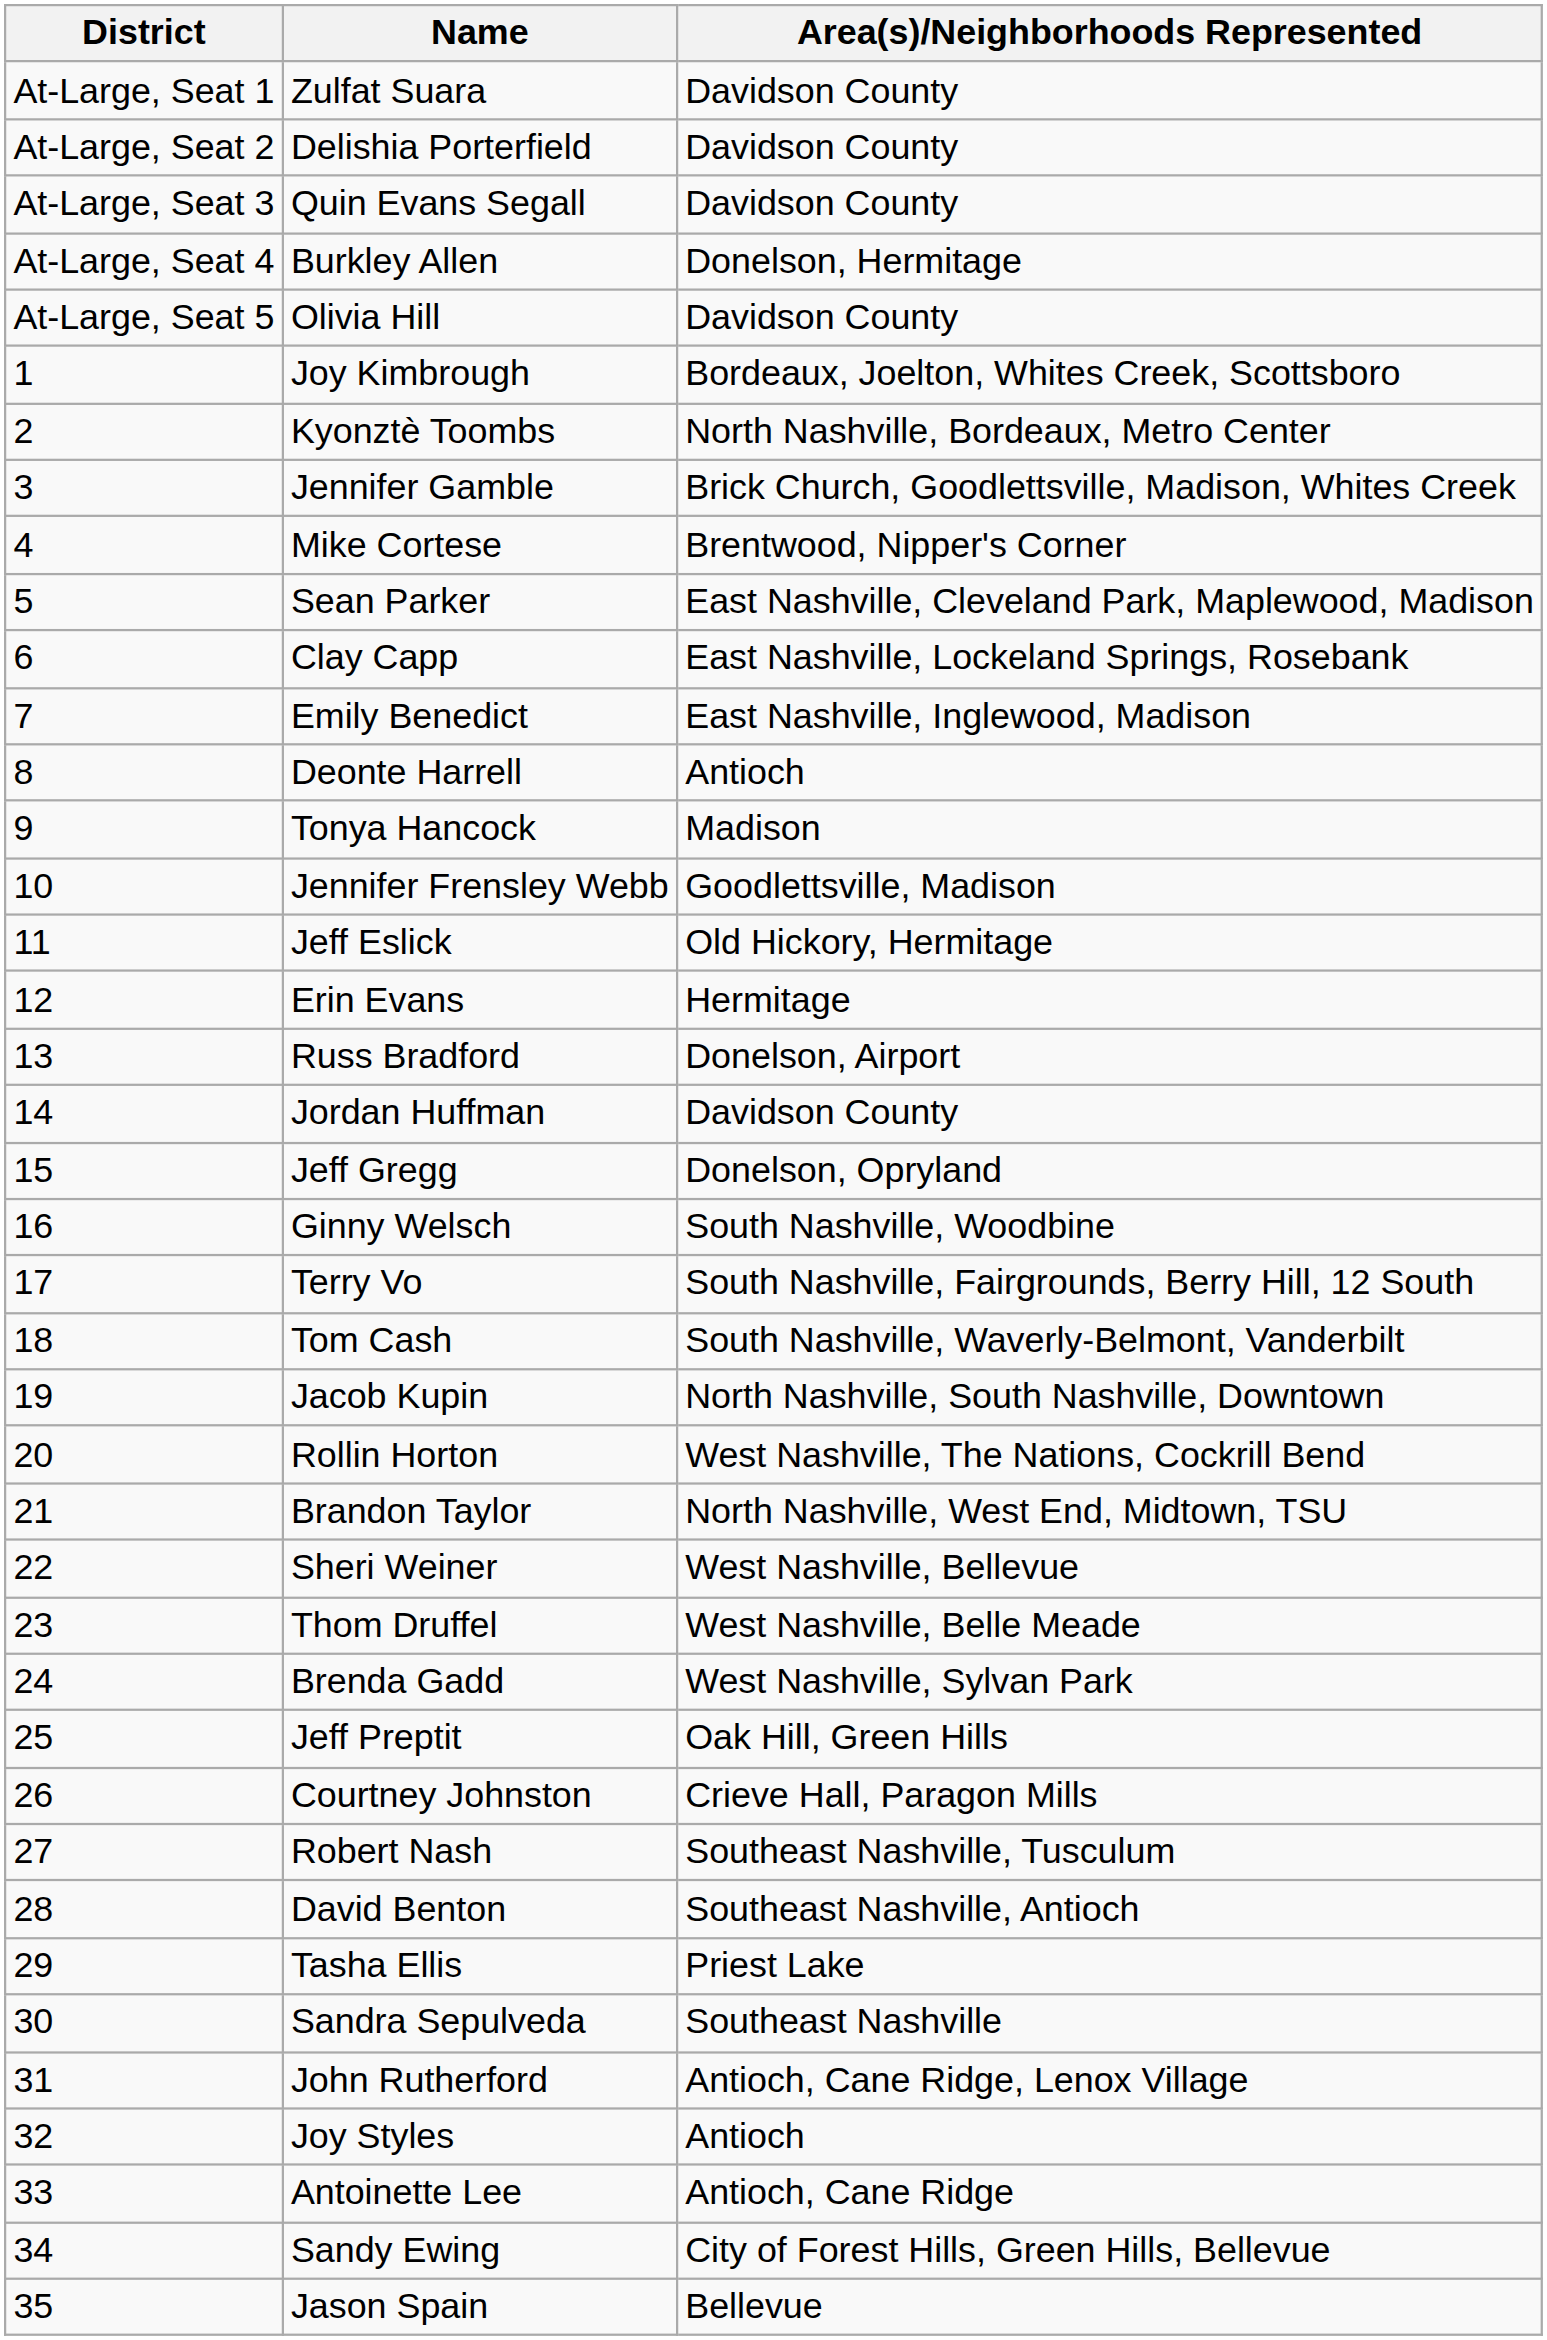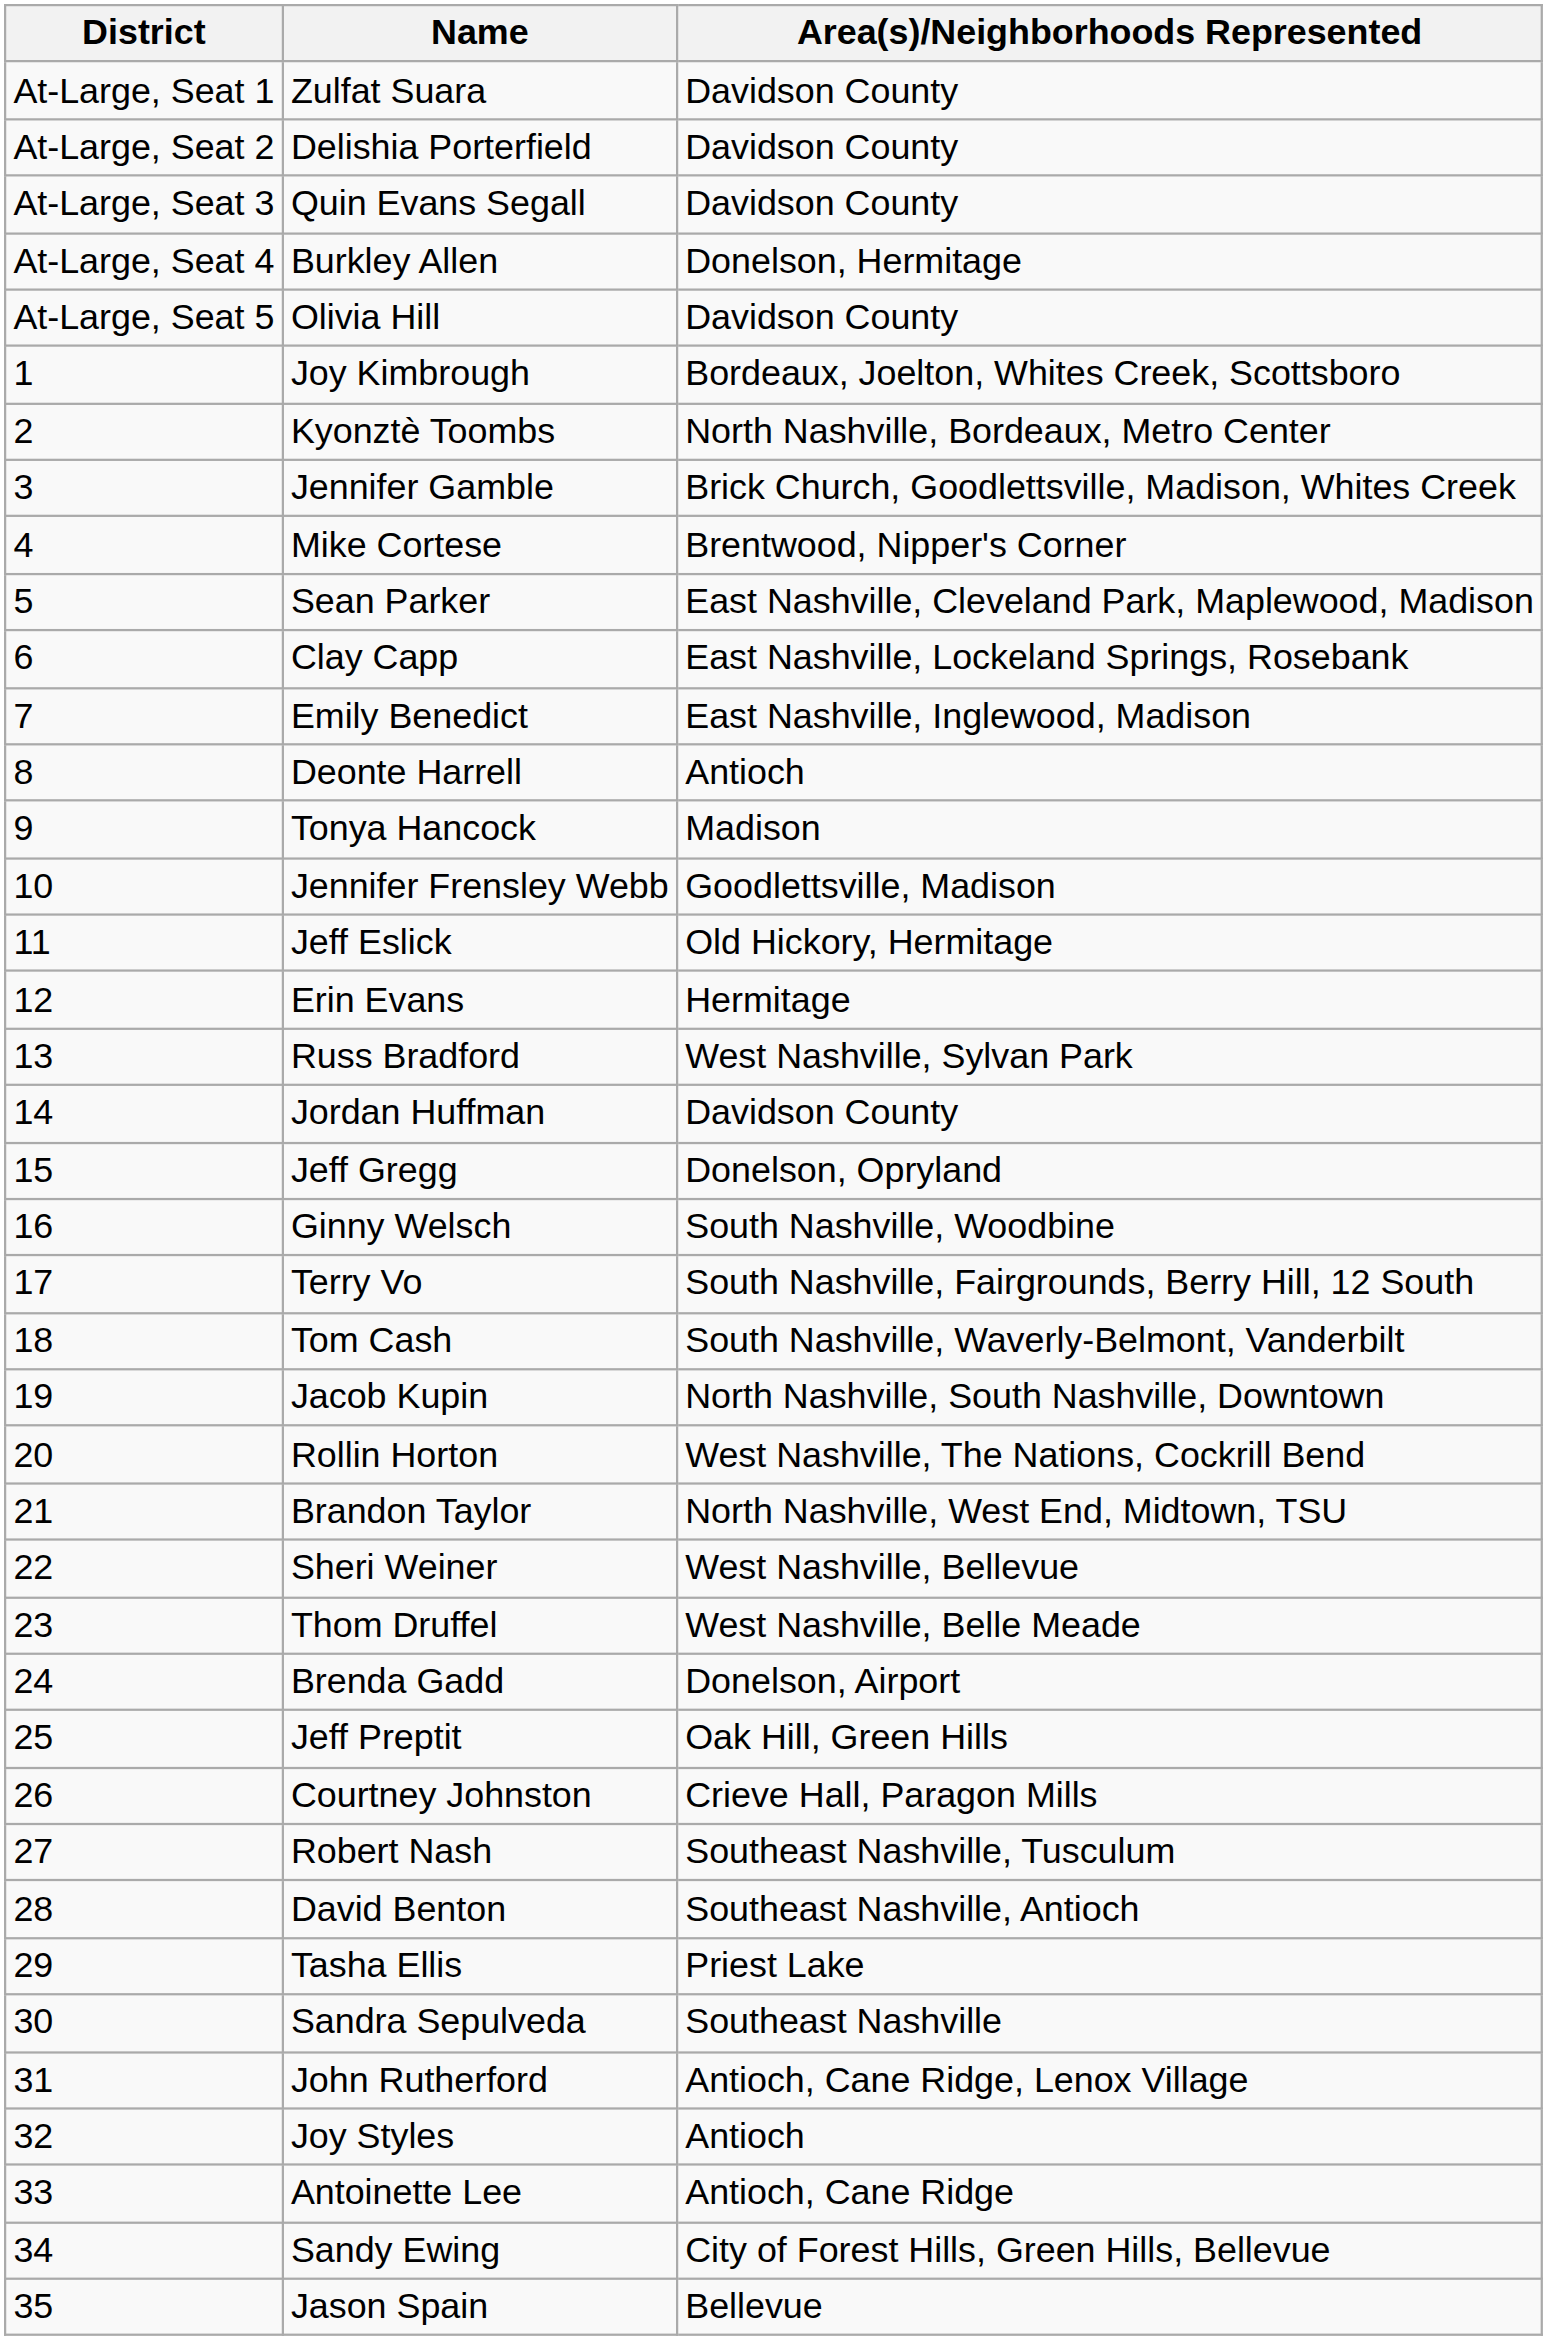(823, 1056) Donelson, Airport -> (909, 1056) West Nashville, Sylvan Park
(909, 1681) West Nashville, Sylvan Park -> (823, 1681) Donelson, Airport
